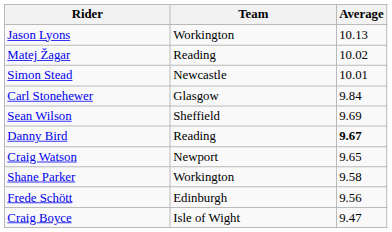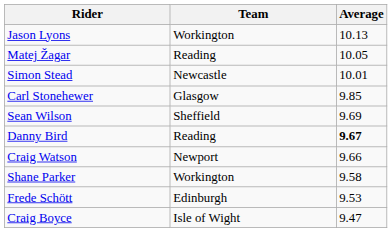(354, 55) 10.02 -> (354, 55) 10.05
(350, 95) 9.84 -> (350, 95) 9.85
(350, 156) 9.65 -> (350, 156) 9.66
(350, 197) 9.56 -> (350, 197) 9.53
